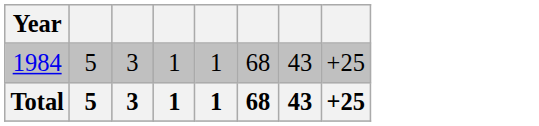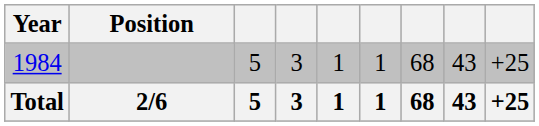+ column: (152, 23)
